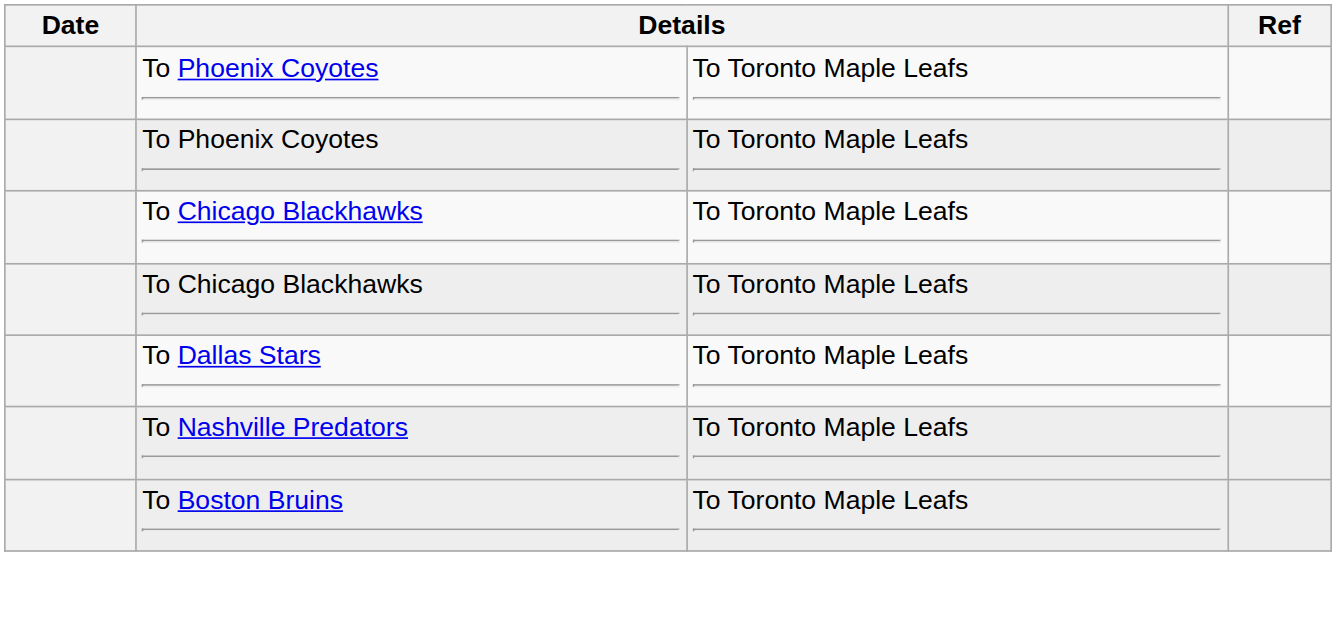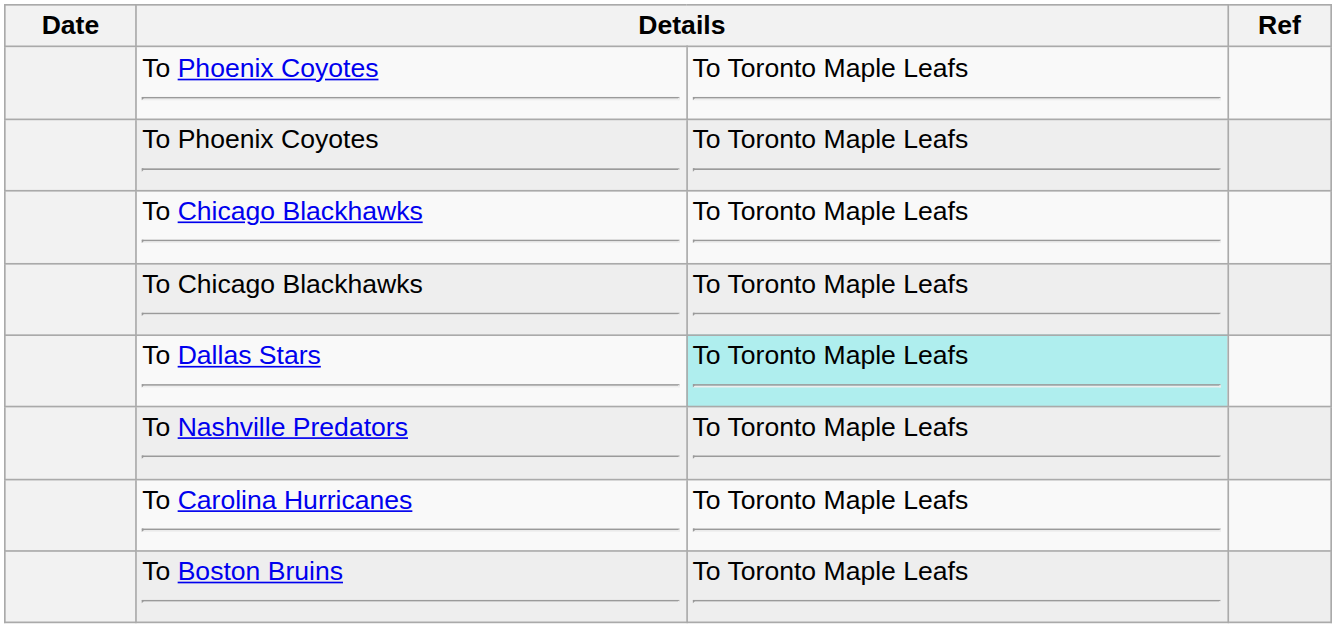(957, 364) no background -> (957, 364) paleturquoise background
+ row: (70, 515)
